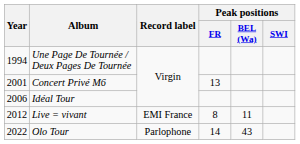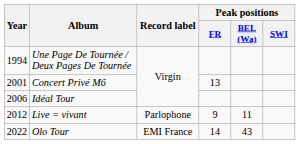(168, 115) EMI France -> (168, 115) Parlophone
(215, 115) 8 -> (215, 115) 9
(168, 131) Parlophone -> (168, 131) EMI France
